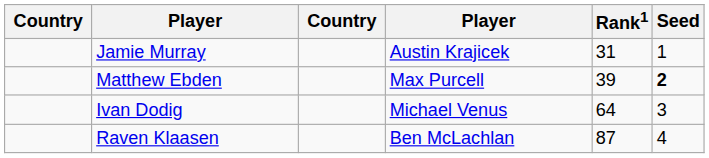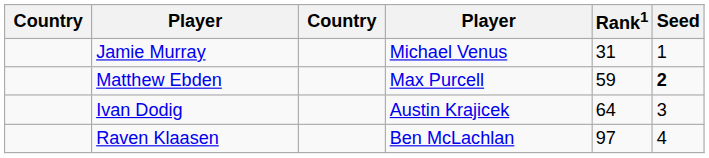(449, 52) Austin Krajicek -> (448, 52) Michael Venus
(606, 81) 39 -> (606, 81) 59
(448, 109) Michael Venus -> (449, 109) Austin Krajicek
(606, 138) 87 -> (606, 138) 97
